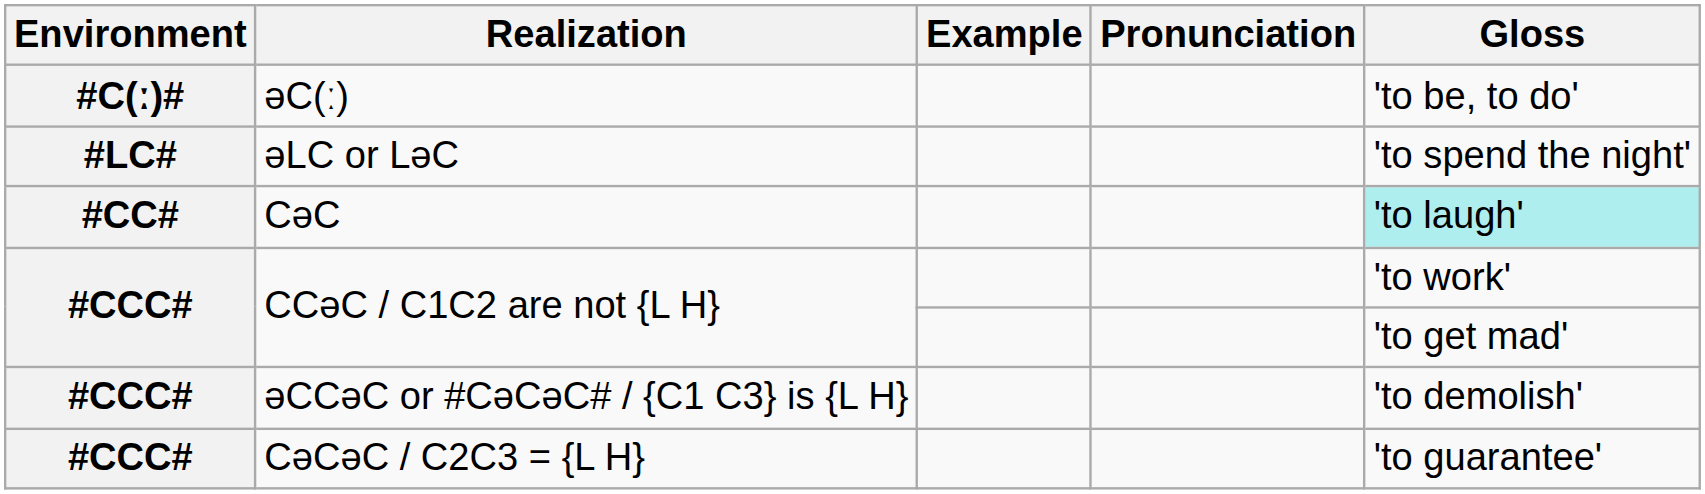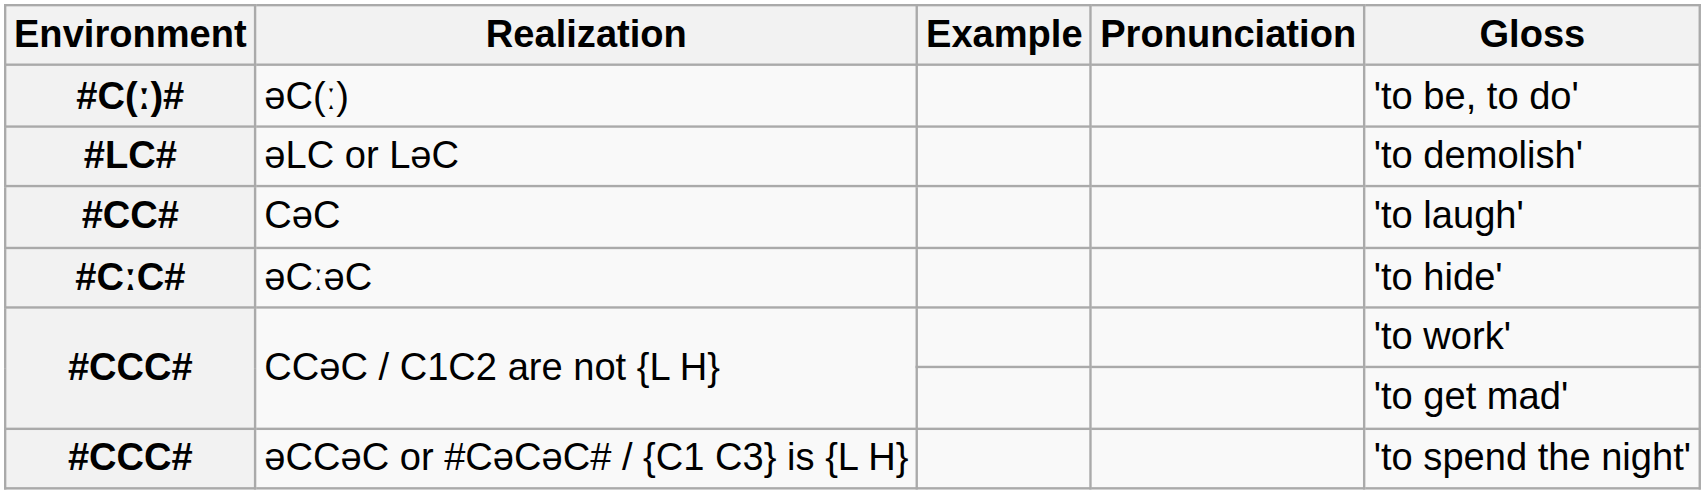(1532, 155) 'to spend the night' -> (1478, 155) 'to demolish'
(1449, 215) paleturquoise background -> (1449, 215) no background
+ row: (130, 276)
(1478, 397) 'to demolish' -> (1532, 457) 'to spend the night'
- row: (130, 457)
